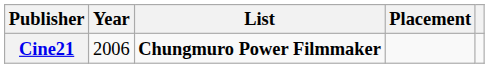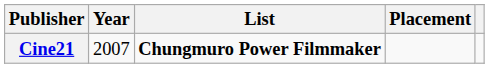(111, 48) 2006 -> (111, 48) 2007
